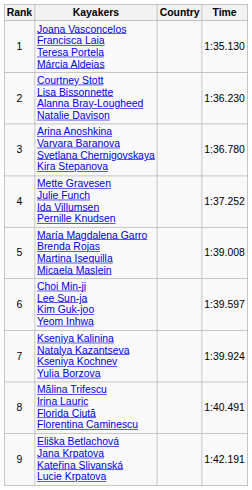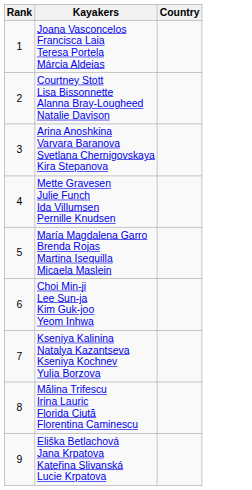- column: (225, 12)
